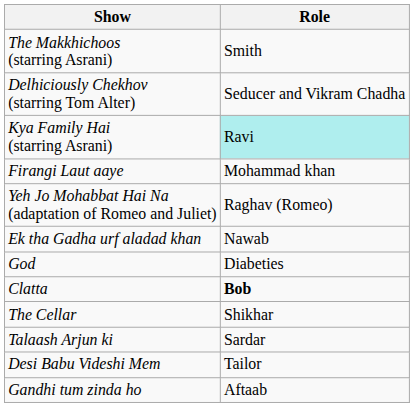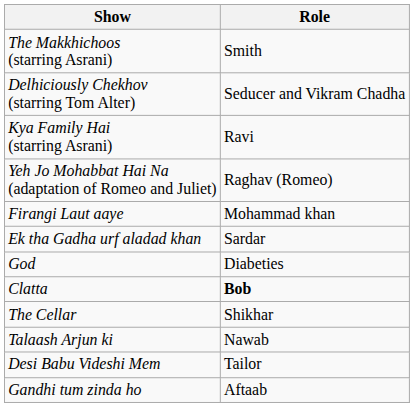(239, 136) paleturquoise background -> (239, 136) no background
rows swapped: (112, 205) <-> (66, 171)
(246, 239) Nawab -> (245, 239) Sardar
(245, 339) Sardar -> (246, 339) Nawab
